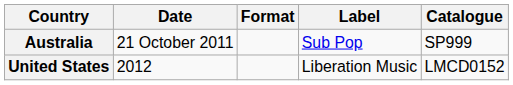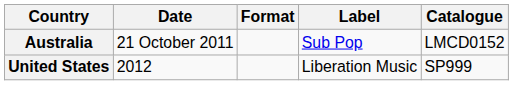(448, 42) SP999 -> (465, 42) LMCD0152
(465, 67) LMCD0152 -> (448, 67) SP999
